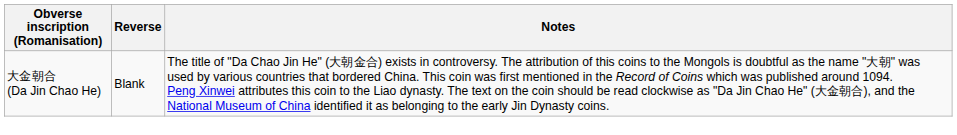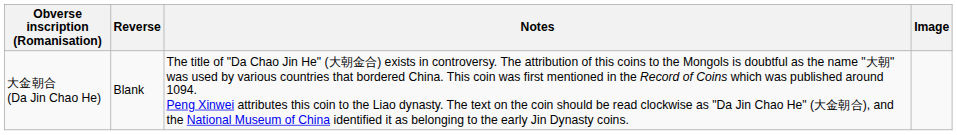+ column: (932, 27)
